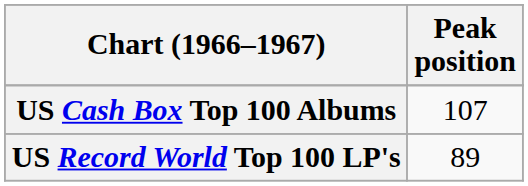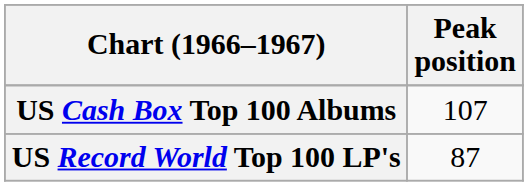(465, 156) 89 -> (465, 156) 87
